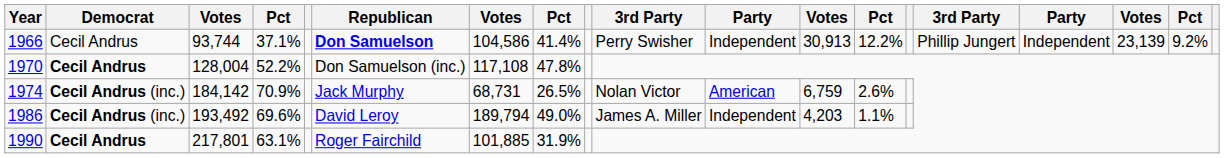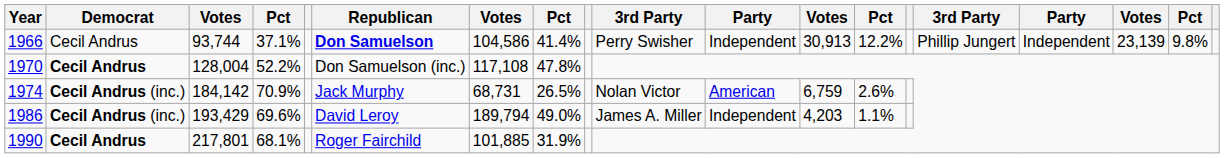(1190, 42) 9.2% -> (1190, 42) 9.8%
(221, 116) 193,492 -> (221, 116) 193,429
(278, 141) 63.1% -> (278, 141) 68.1%
